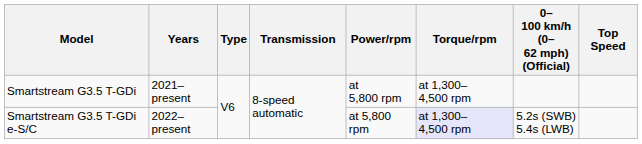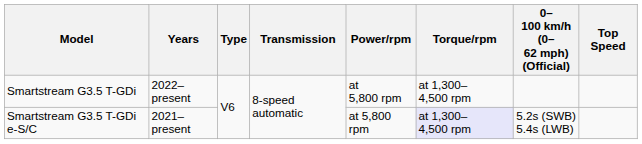(171, 91) 2021–present -> (171, 91) 2022–present
(171, 123) 2022–present -> (171, 123) 2021–present
